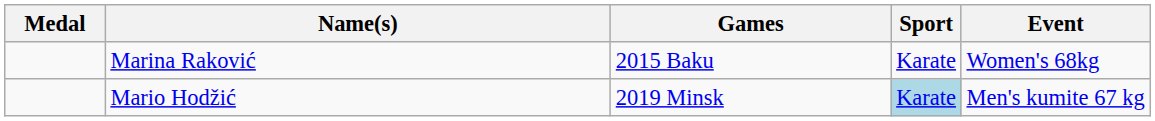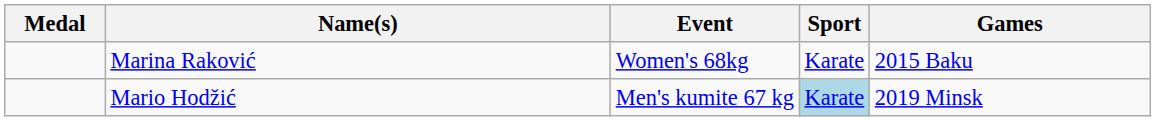columns swapped: (751, 23) <-> (1056, 23)
